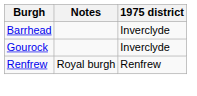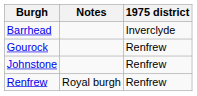(145, 47) Inverclyde -> (146, 47) Renfrew
+ row: (32, 64)
